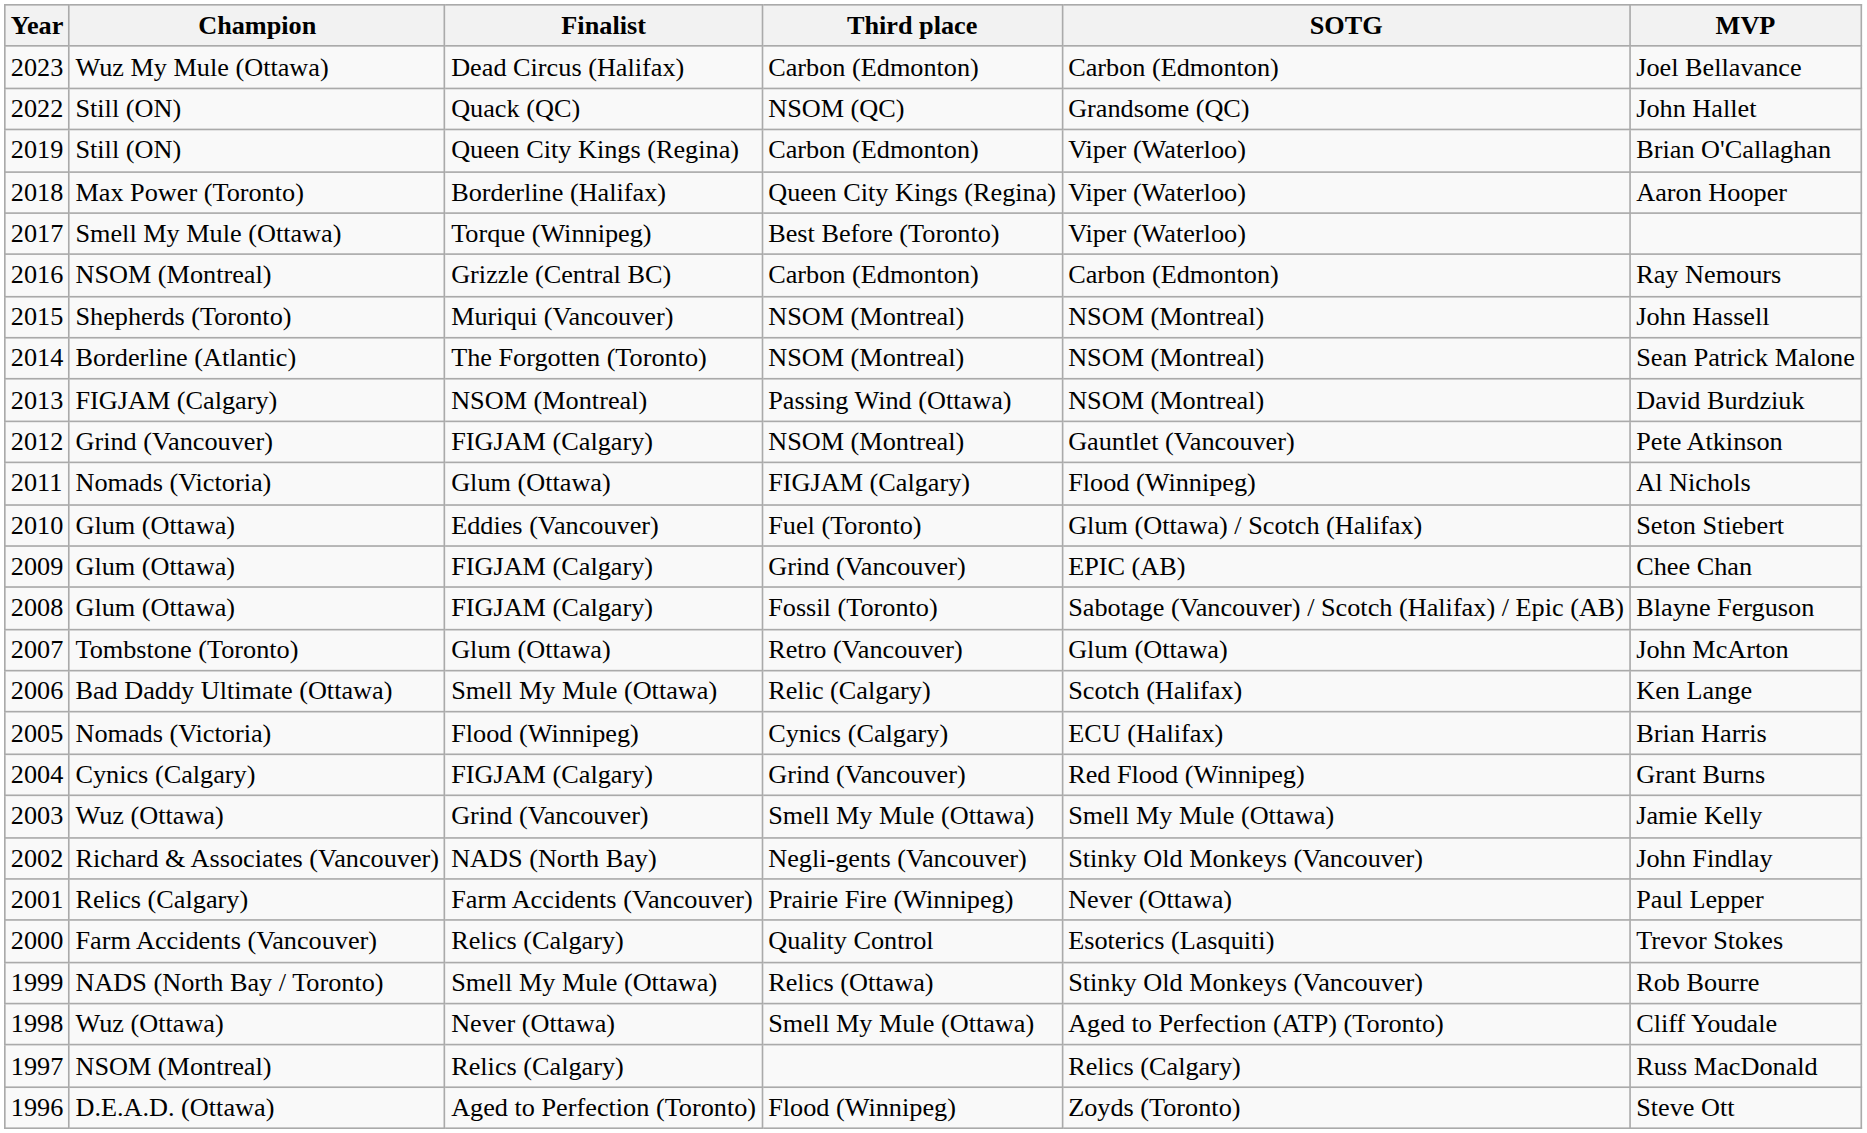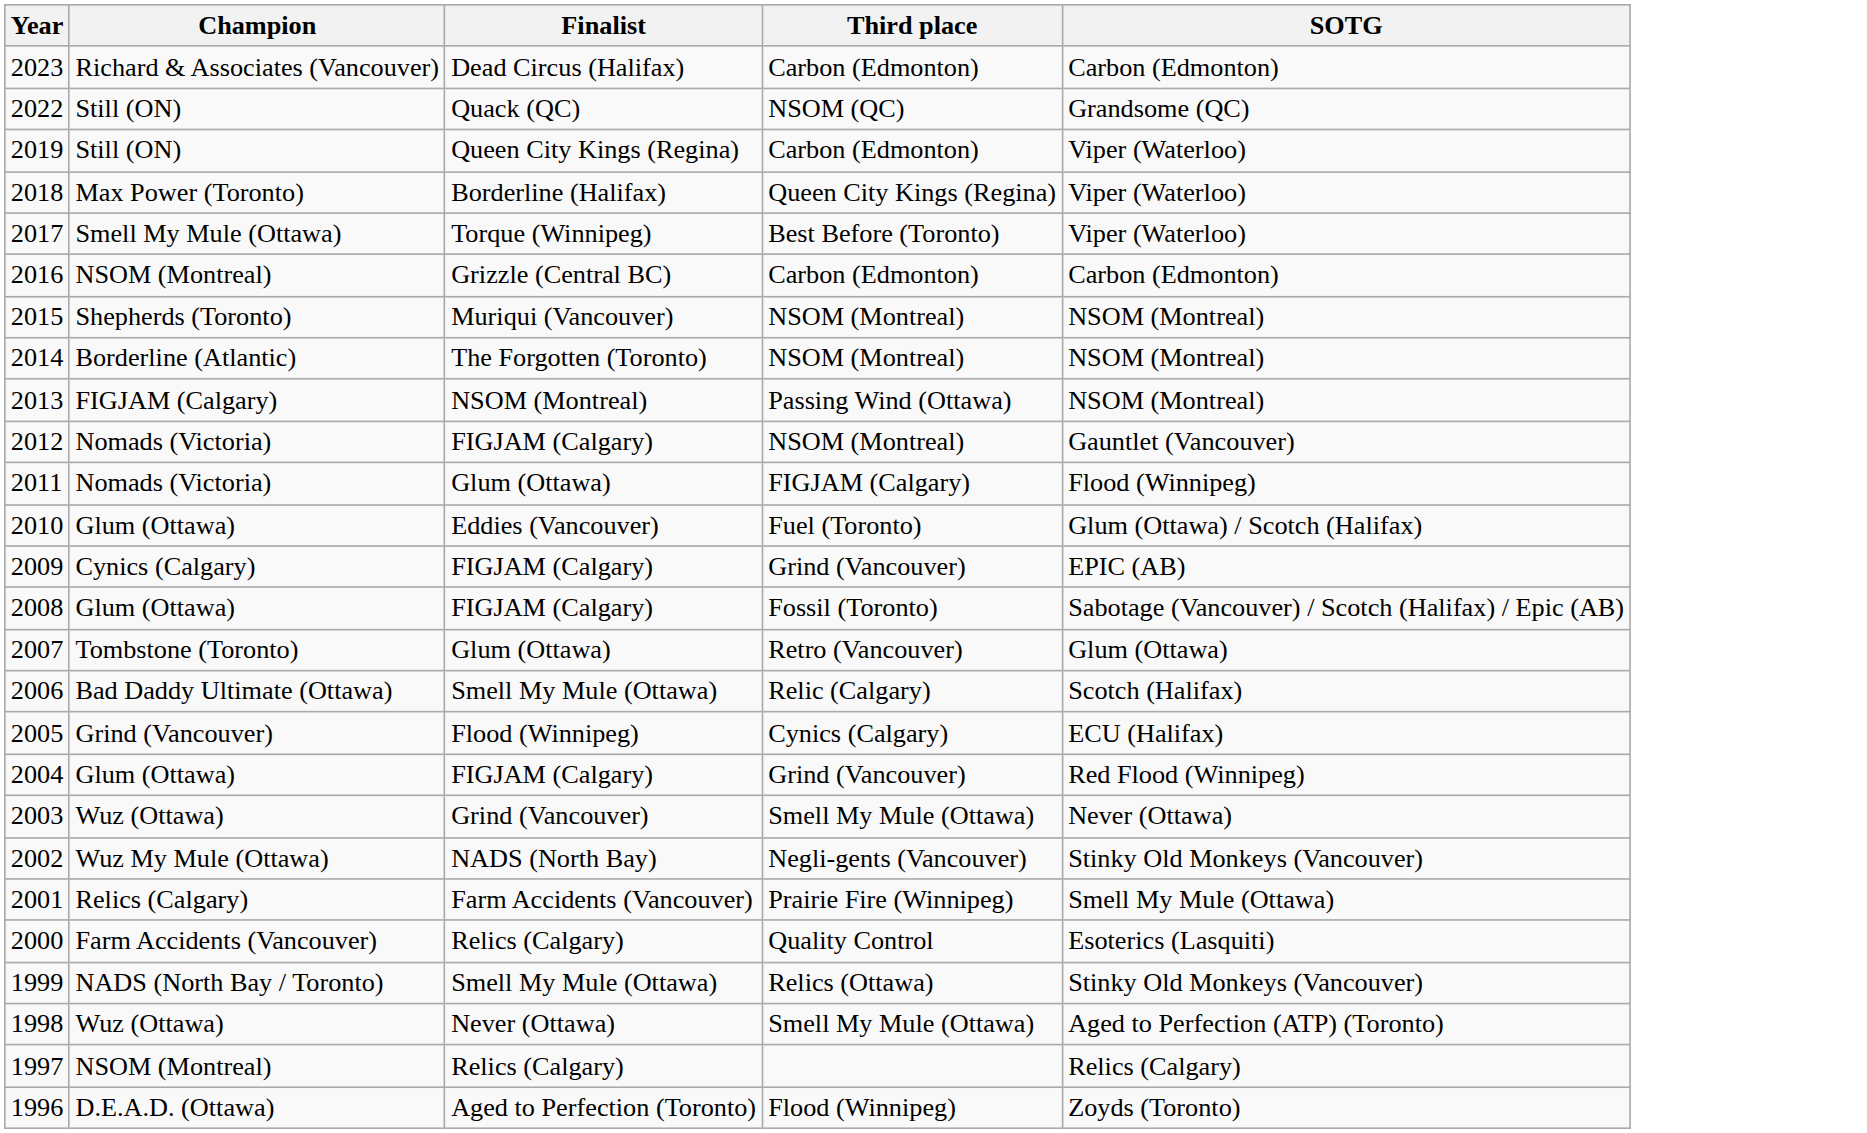- column: (1746, 25)
(202, 66) Wuz My Mule (Ottawa) -> (257, 66) Richard & Associates (Vancouver)
(174, 441) Grind (Vancouver) -> (173, 441) Nomads (Victoria)
(155, 566) Glum (Ottawa) -> (165, 566) Cynics (Calgary)
(173, 732) Nomads (Victoria) -> (174, 732) Grind (Vancouver)
(165, 774) Cynics (Calgary) -> (155, 774) Glum (Ottawa)
(1201, 815) Smell My Mule (Ottawa) -> (1150, 815) Never (Ottawa)
(257, 857) Richard & Associates (Vancouver) -> (202, 857) Wuz My Mule (Ottawa)
(1150, 899) Never (Ottawa) -> (1201, 899) Smell My Mule (Ottawa)
